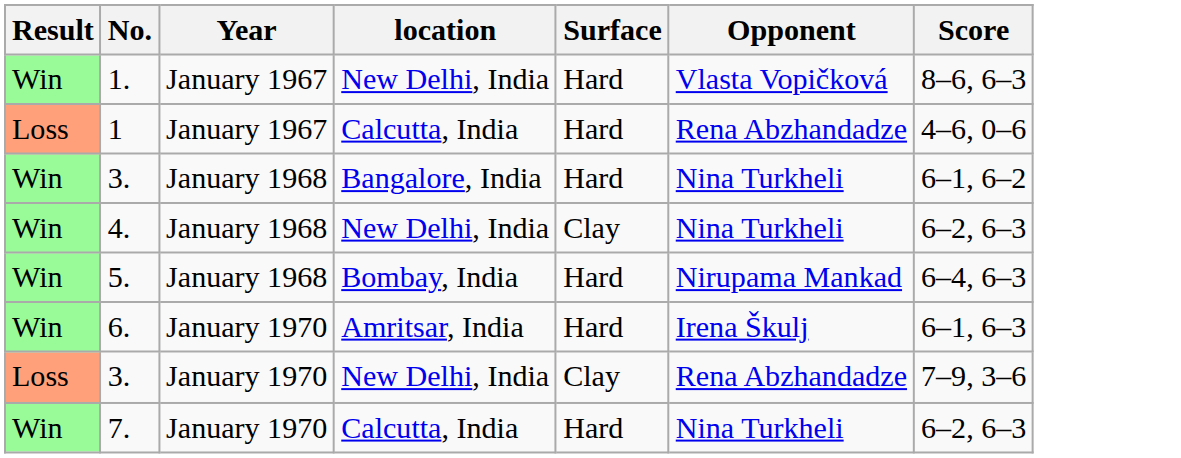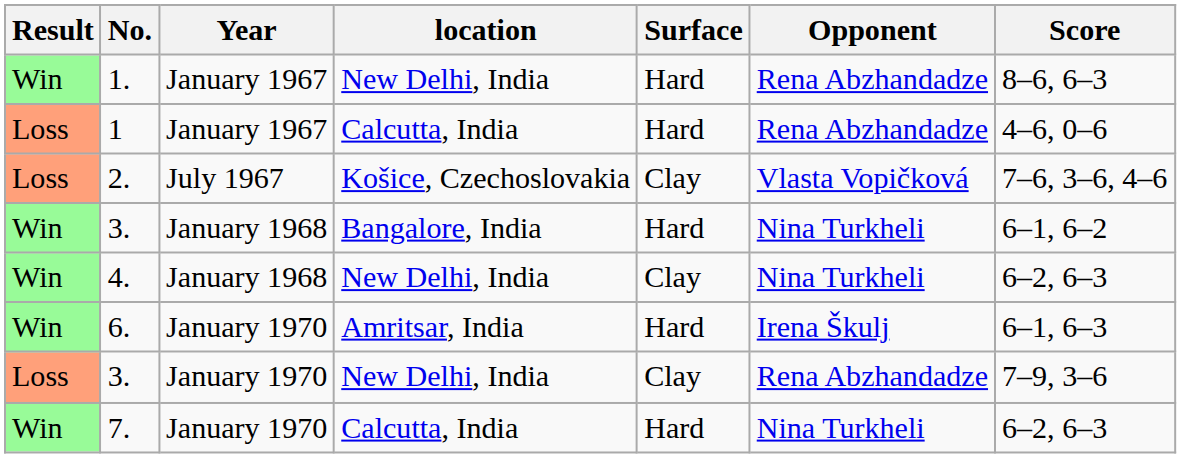(782, 79) Vlasta Vopičková -> (872, 79) Rena Abzhandadze
+ row: (119, 178)
- row: (119, 277)
